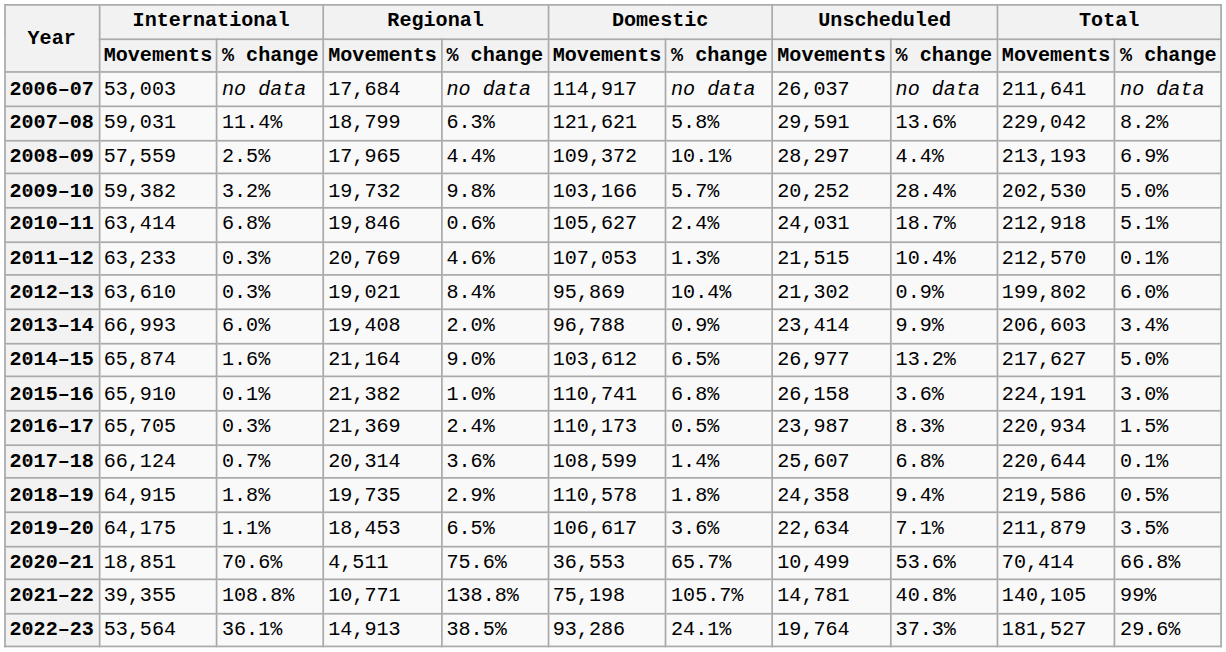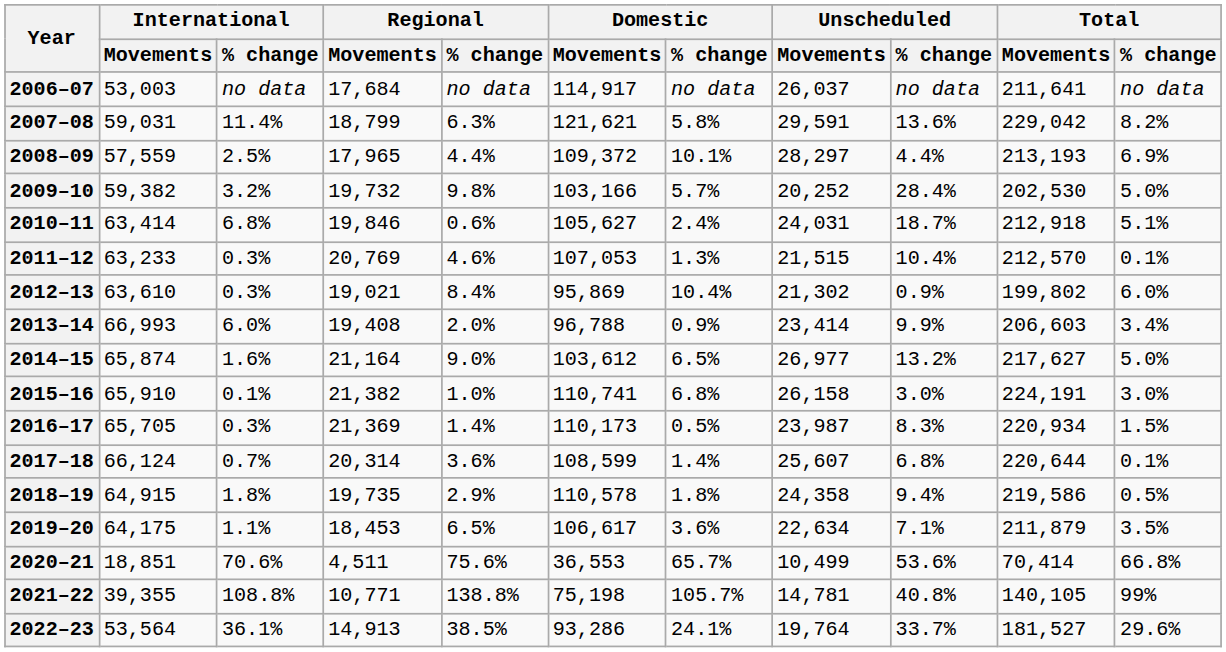(920, 394) 3.6% -> (920, 394) 3.0%
(471, 427) 2.4% -> (471, 427) 1.4%
(926, 630) 37.3% -> (926, 630) 33.7%
